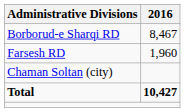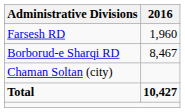rows swapped: (63, 33) <-> (36, 53)
